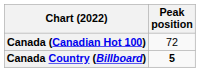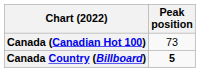(172, 42) 72 -> (172, 42) 73
